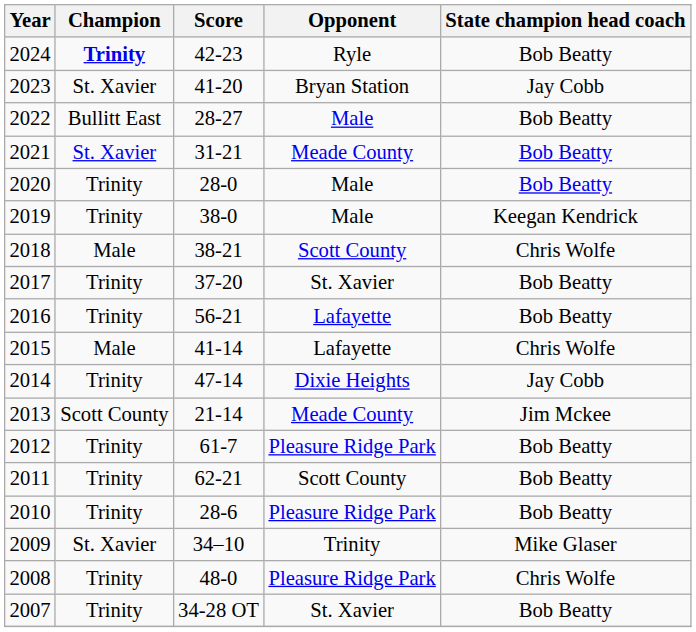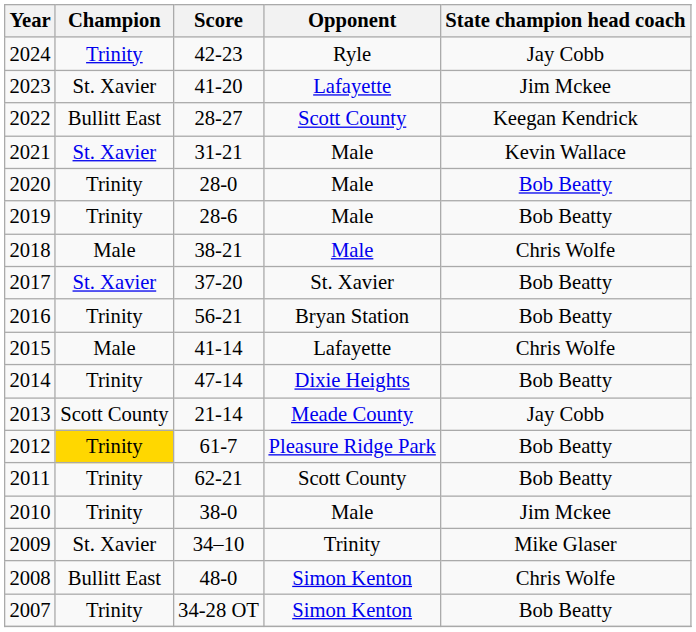(114, 53) bold -> (114, 53) normal
(565, 53) Bob Beatty -> (565, 53) Jay Cobb
(352, 86) Bryan Station -> (352, 86) Lafayette
(565, 86) Jay Cobb -> (565, 86) Jim Mckee
(352, 119) Male -> (352, 119) Scott County
(565, 119) Bob Beatty -> (565, 119) Keegan Kendrick
(352, 151) Meade County -> (352, 151) Male
(565, 151) Bob Beatty -> (565, 151) Kevin Wallace
(218, 217) 38-0 -> (218, 217) 28-6
(565, 217) Keegan Kendrick -> (565, 217) Bob Beatty
(352, 250) Scott County -> (352, 250) Male
(114, 282) Trinity -> (114, 282) St. Xavier
(352, 315) Lafayette -> (352, 315) Bryan Station
(565, 380) Jay Cobb -> (565, 380) Bob Beatty
(565, 413) Jim Mckee -> (565, 413) Jay Cobb
(114, 446) no background -> (114, 446) gold background
(218, 511) 28-6 -> (218, 511) 38-0
(352, 511) Pleasure Ridge Park -> (352, 511) Male
(565, 511) Bob Beatty -> (565, 511) Jim Mckee
(114, 577) Trinity -> (114, 577) Bullitt East
(352, 577) Pleasure Ridge Park -> (352, 577) Simon Kenton
(352, 610) St. Xavier -> (352, 610) Simon Kenton
